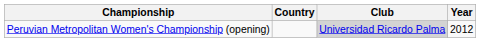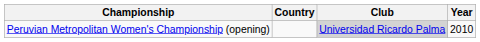(462, 29) 2012 -> (462, 29) 2010
